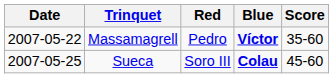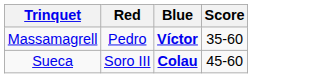- column: (45, 15)
